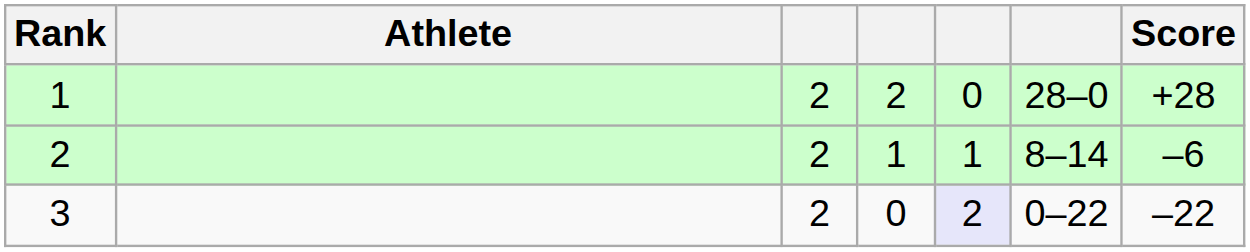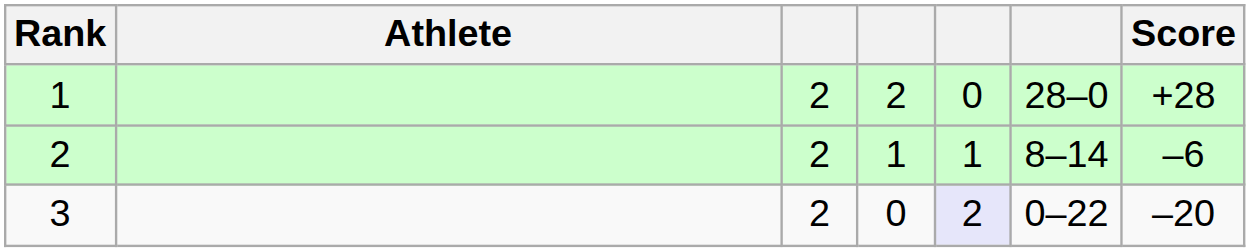(1184, 214) –22 -> (1184, 214) –20
